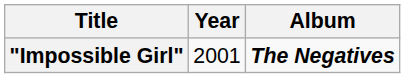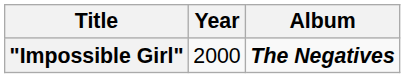(217, 55) 2001 -> (217, 55) 2000
